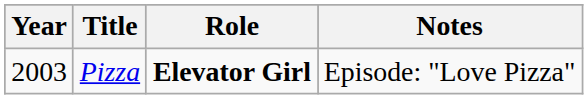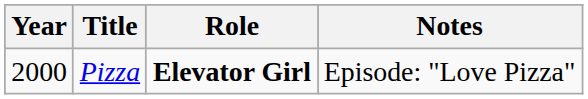(39, 70) 2003 -> (39, 70) 2000
